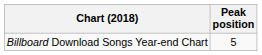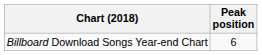(233, 42) 5 -> (233, 42) 6
